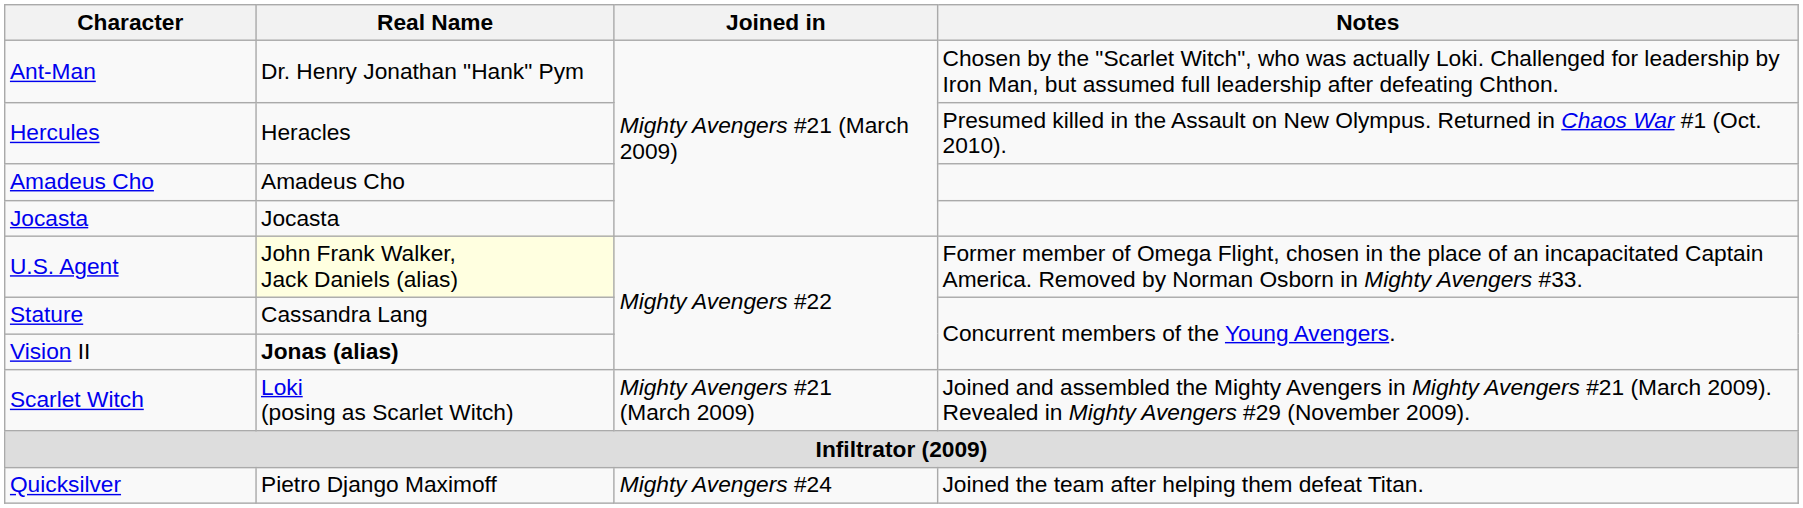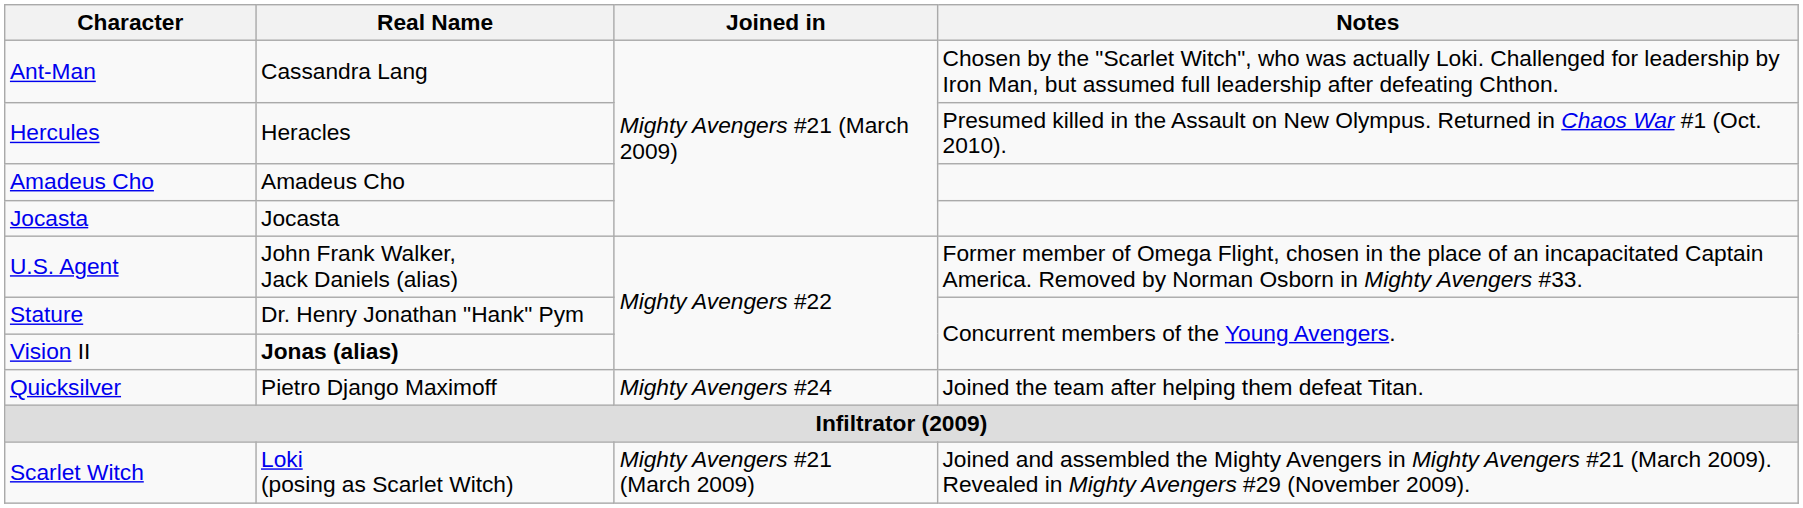(423, 71) Dr. Henry Jonathan "Hank" Pym -> (344, 71) Cassandra Lang
(360, 266) lightyellow background -> (360, 266) no background
(344, 315) Cassandra Lang -> (423, 315) Dr. Henry Jonathan "Hank" Pym
rows swapped: (65, 485) <-> (77, 400)
